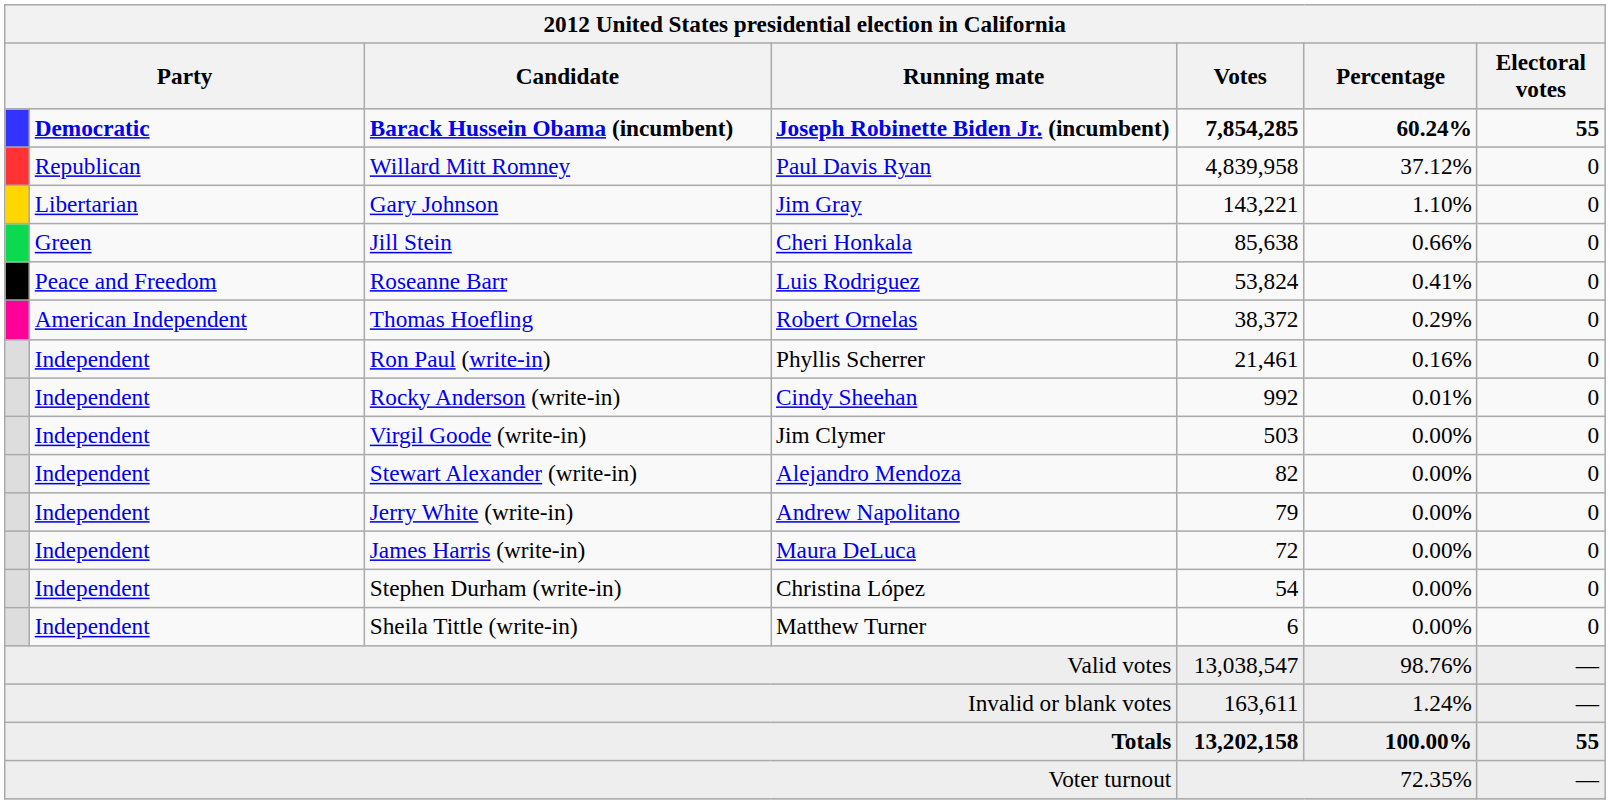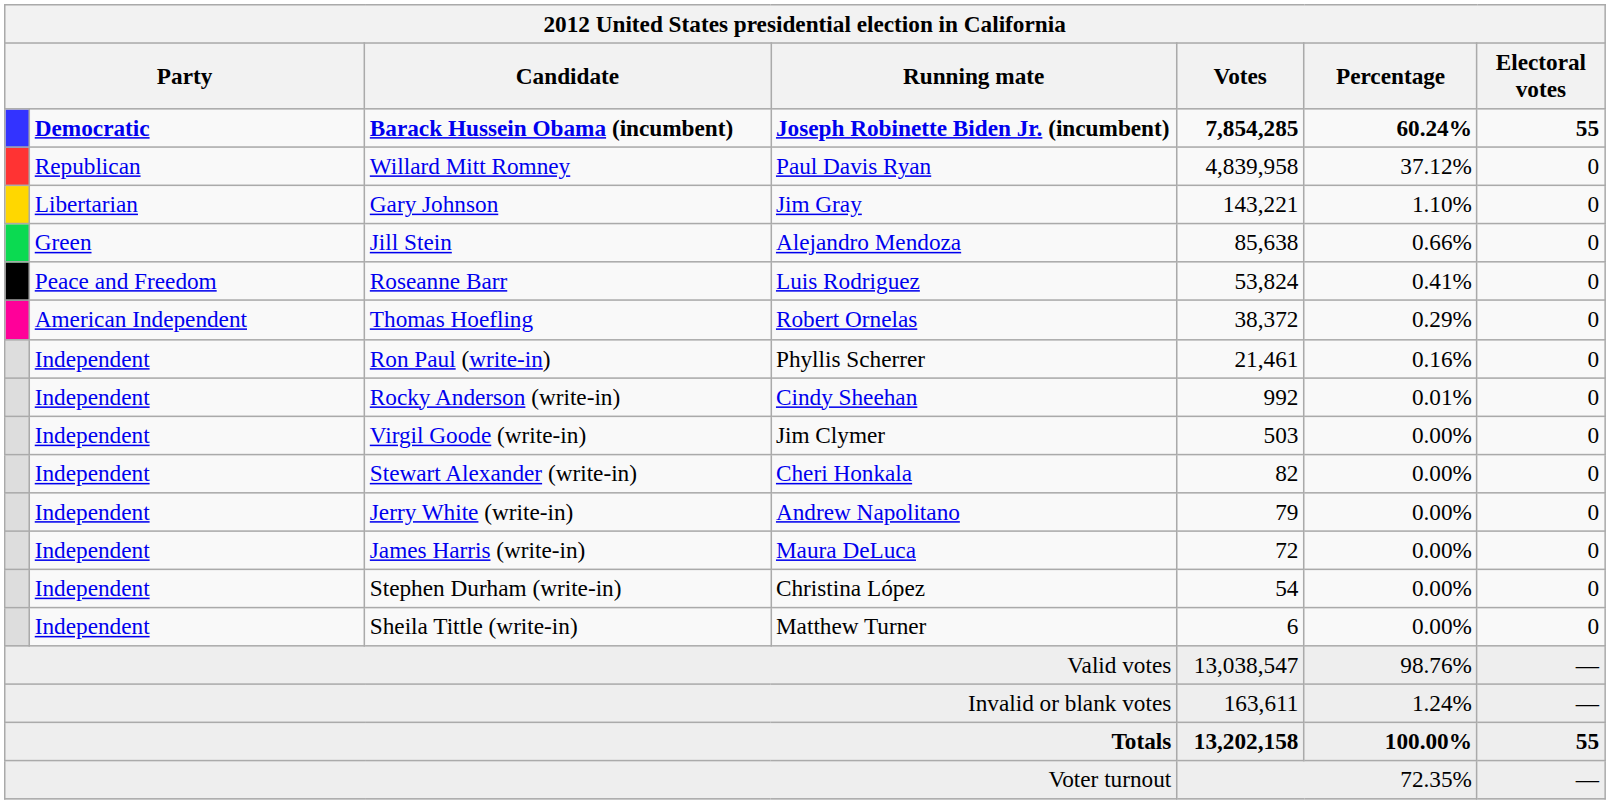(844, 243) Cheri Honkala -> (869, 243) Alejandro Mendoza
(869, 473) Alejandro Mendoza -> (844, 473) Cheri Honkala
